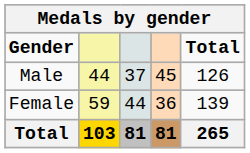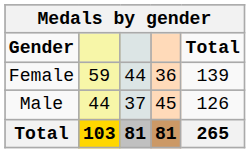rows swapped: (41, 76) <-> (41, 105)
